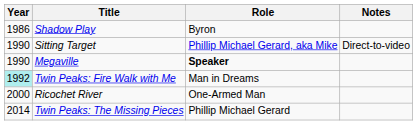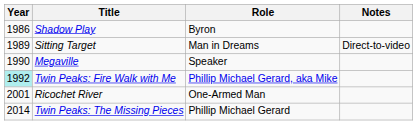(18, 45) 1990 -> (18, 45) 1989
(263, 45) Phillip Michael Gerard, aka Mike -> (224, 45) Man in Dreams
(209, 62) bold -> (208, 62) normal
(224, 78) Man in Dreams -> (263, 78) Phillip Michael Gerard, aka Mike
(18, 95) 2000 -> (18, 95) 2001
